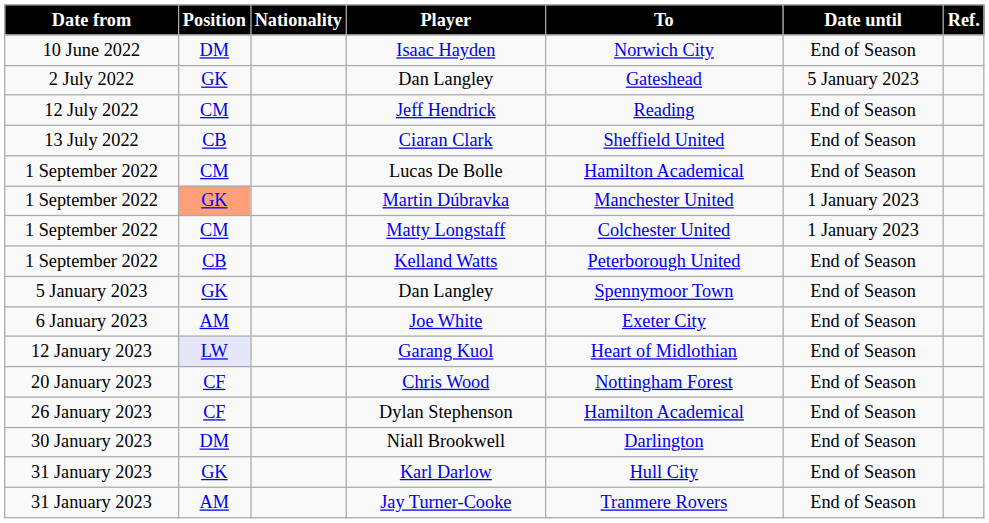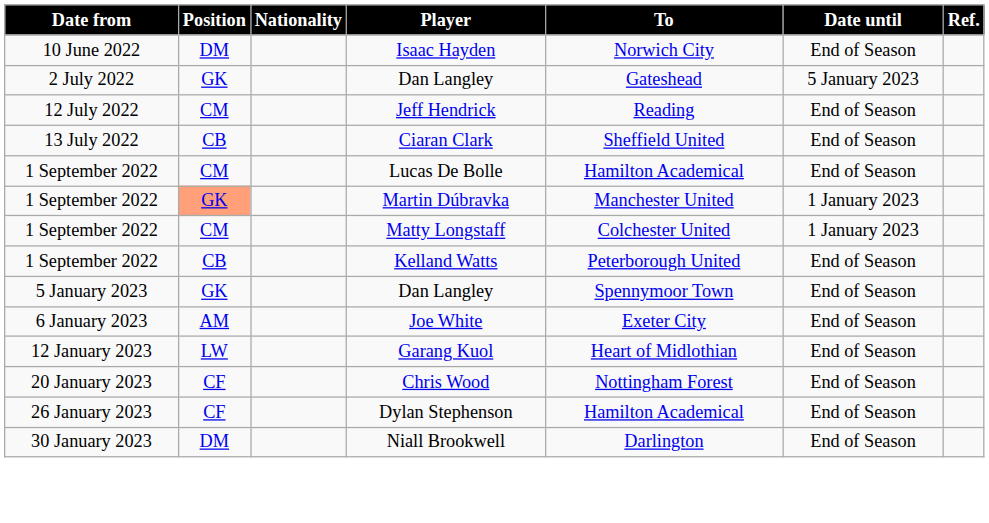(214, 351) lavender background -> (214, 351) no background
- row: (91, 472)
- row: (91, 502)
